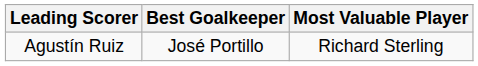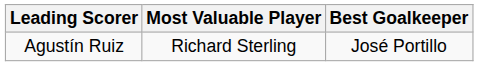columns swapped: (216, 18) <-> (381, 18)
